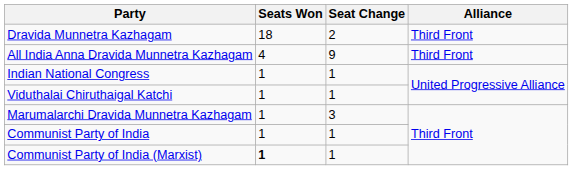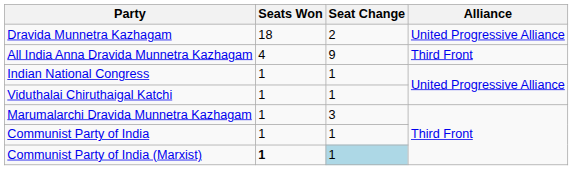(442, 34) Third Front -> (488, 34) United Progressive Alliance
(332, 154) no background -> (332, 154) lightblue background
